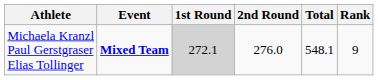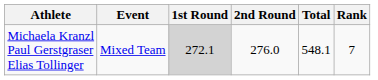(134, 49) bold -> (133, 49) normal
(355, 49) 9 -> (352, 49) 7
